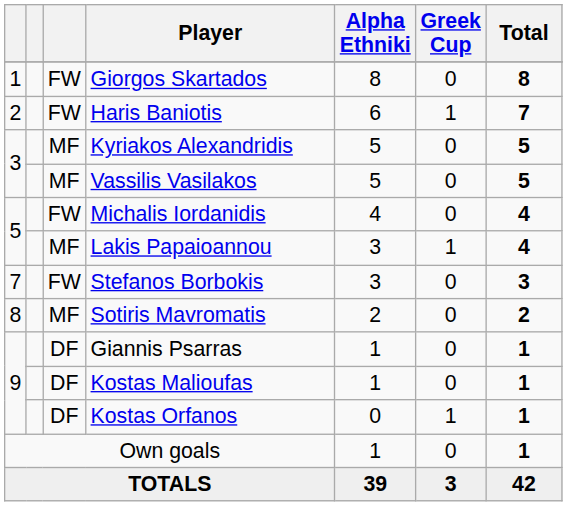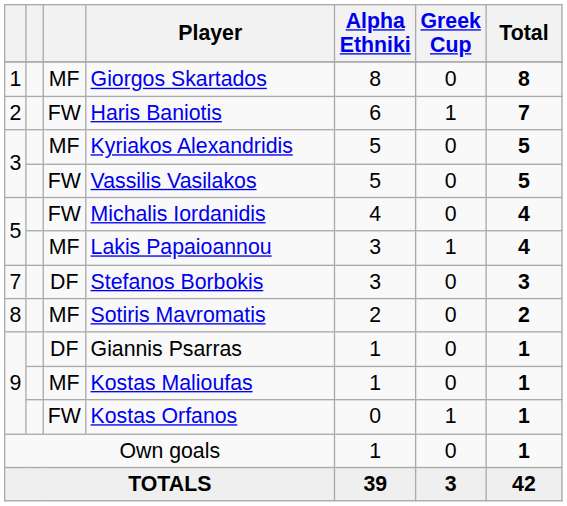(64, 79) FW -> (64, 79) MF
(64, 180) MF -> (64, 180) FW
(64, 281) FW -> (64, 281) DF
(64, 382) DF -> (64, 382) MF
(64, 416) DF -> (64, 416) FW
